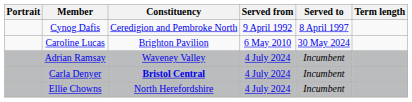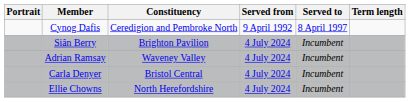- row: (75, 43)
+ row: (75, 43)
(174, 74) bold -> (174, 74) normal
